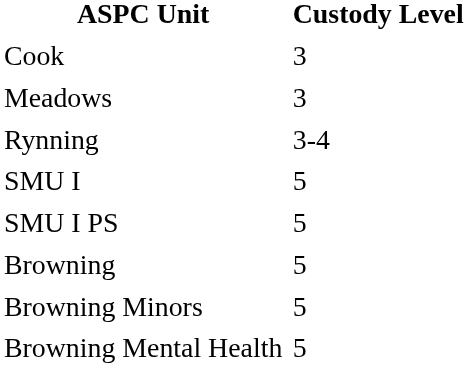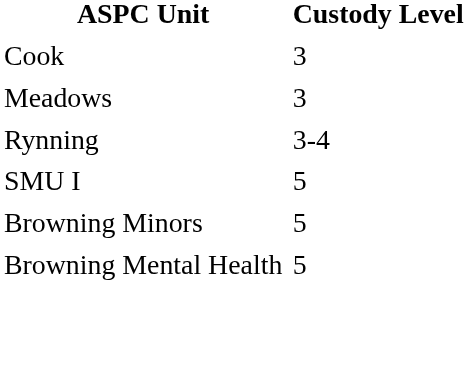- row: (61, 223)
- row: (60, 264)
